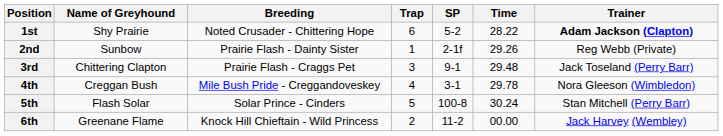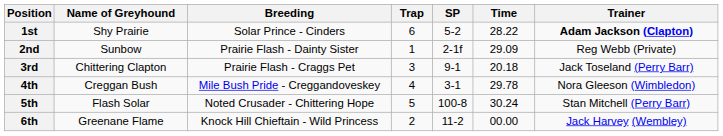(289, 31) Noted Crusader - Chittering Hope -> (289, 31) Solar Prince - Cinders
(504, 49) 29.26 -> (504, 49) 29.09
(504, 67) 29.48 -> (504, 67) 20.18
(289, 103) Solar Prince - Cinders -> (289, 103) Noted Crusader - Chittering Hope
